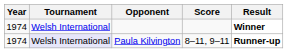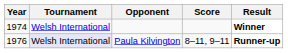(17, 41) 1974 -> (17, 41) 1976
